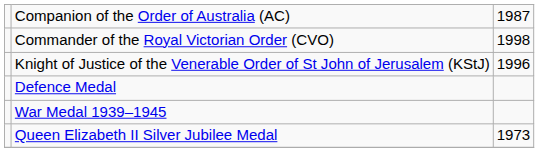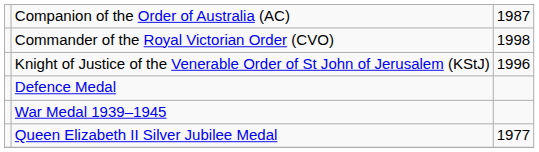(513, 135) 1973 -> (513, 135) 1977
